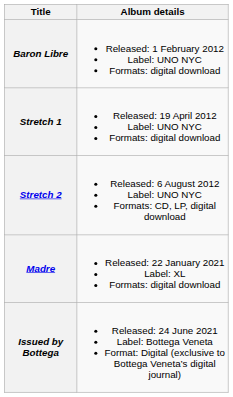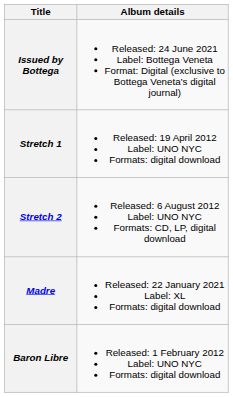rows swapped: (41, 53) <-> (41, 347)
